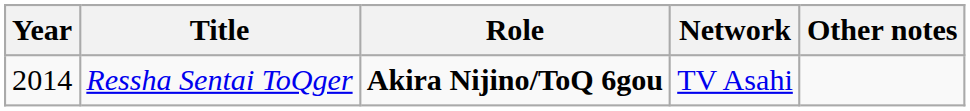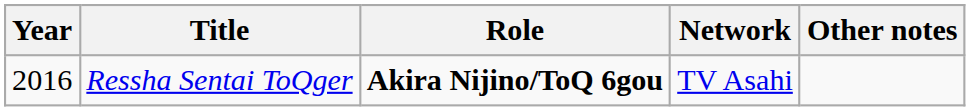(42, 79) 2014 -> (42, 79) 2016
